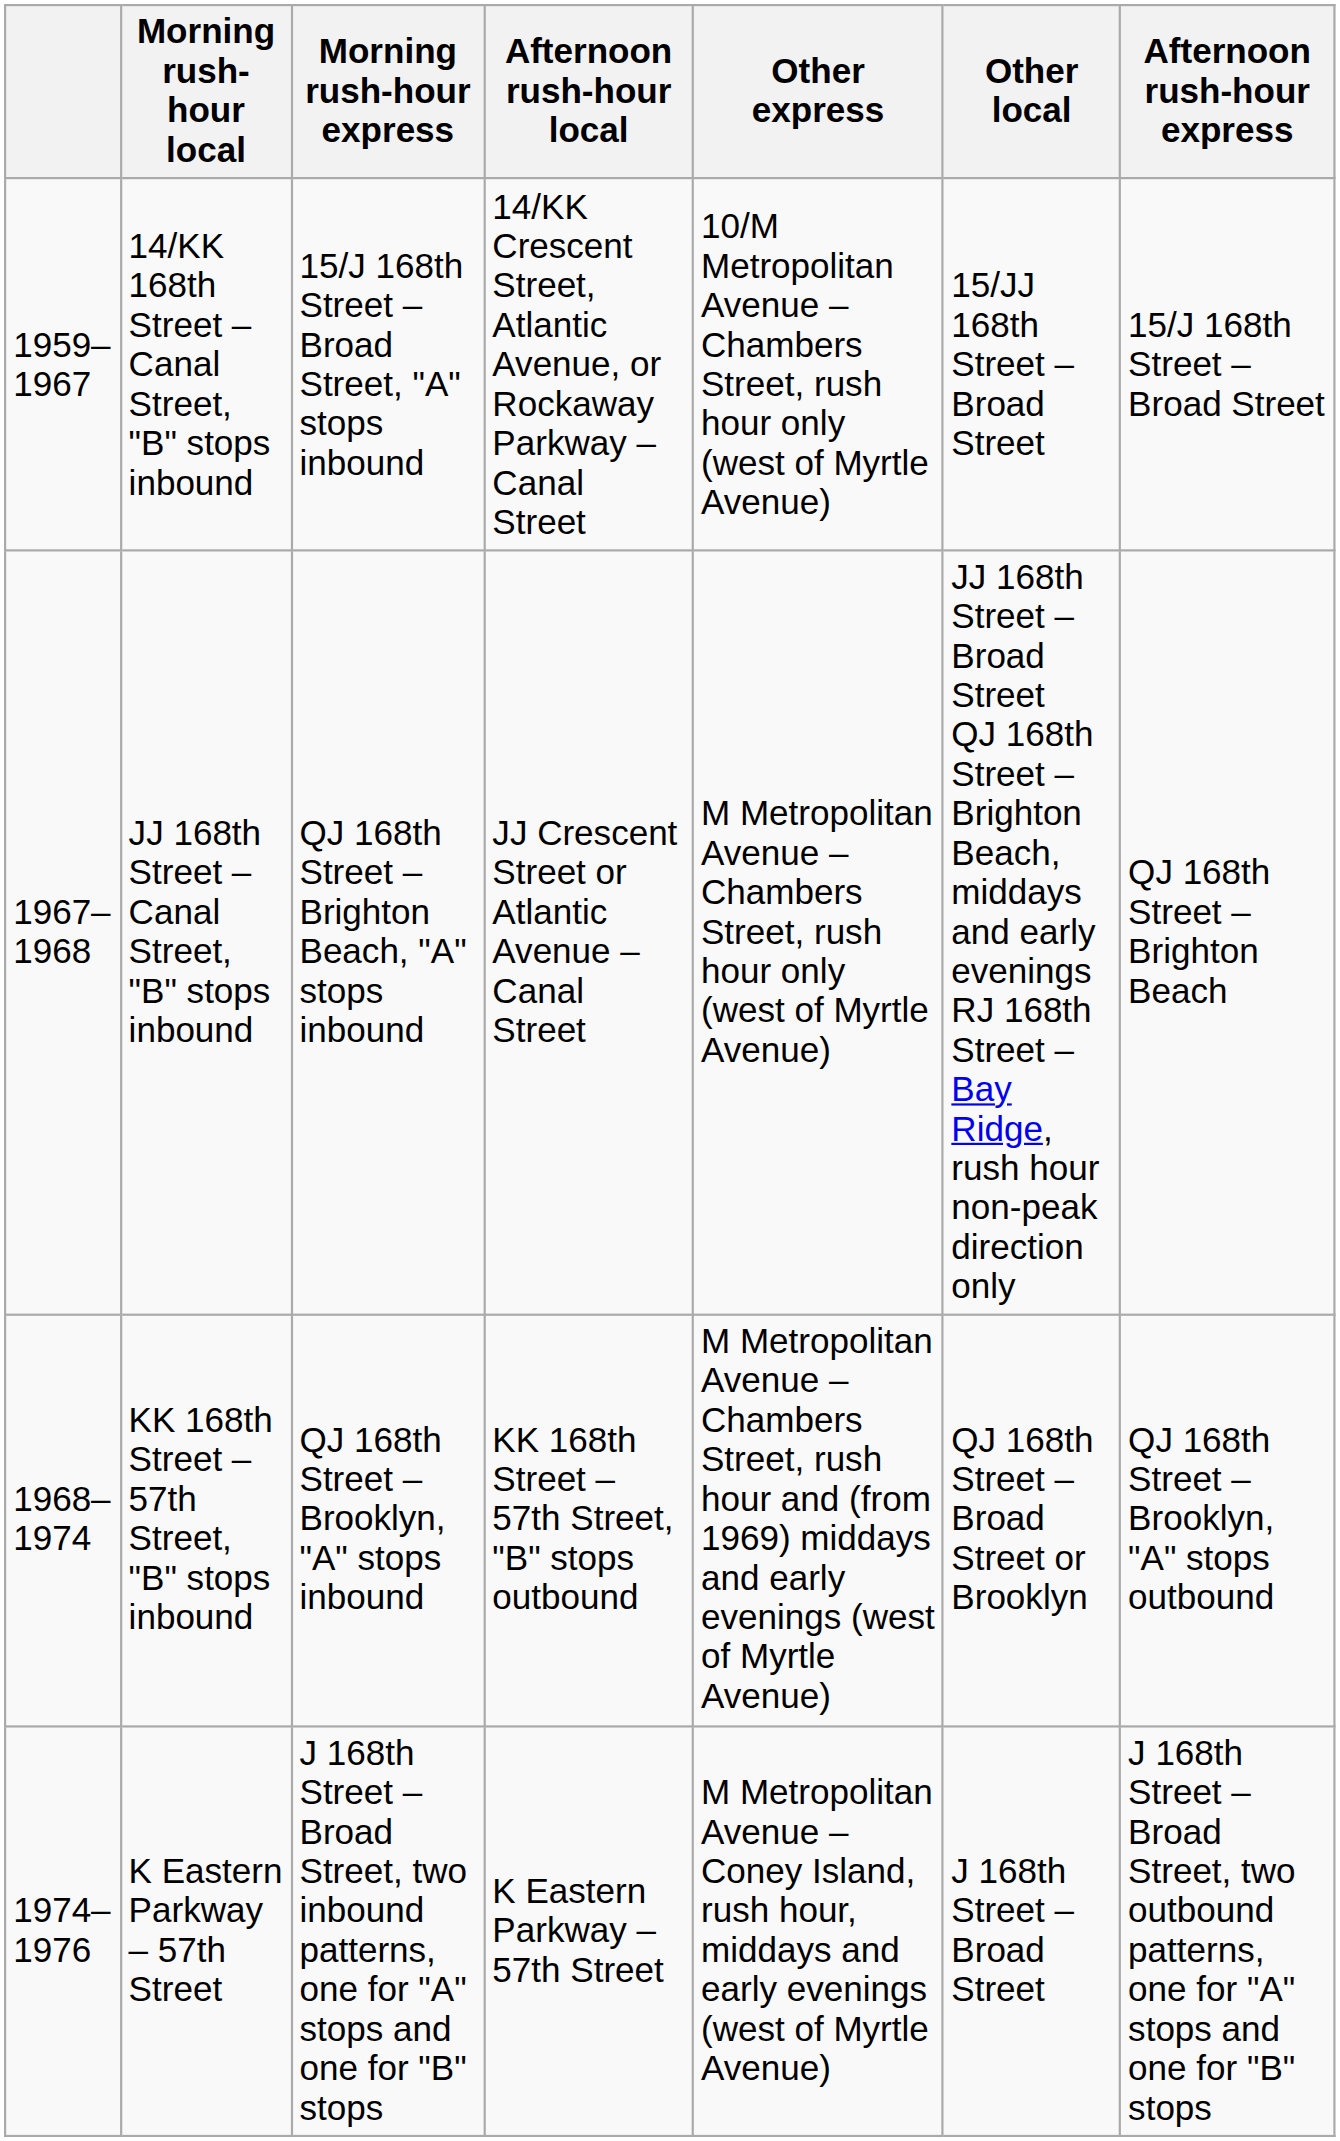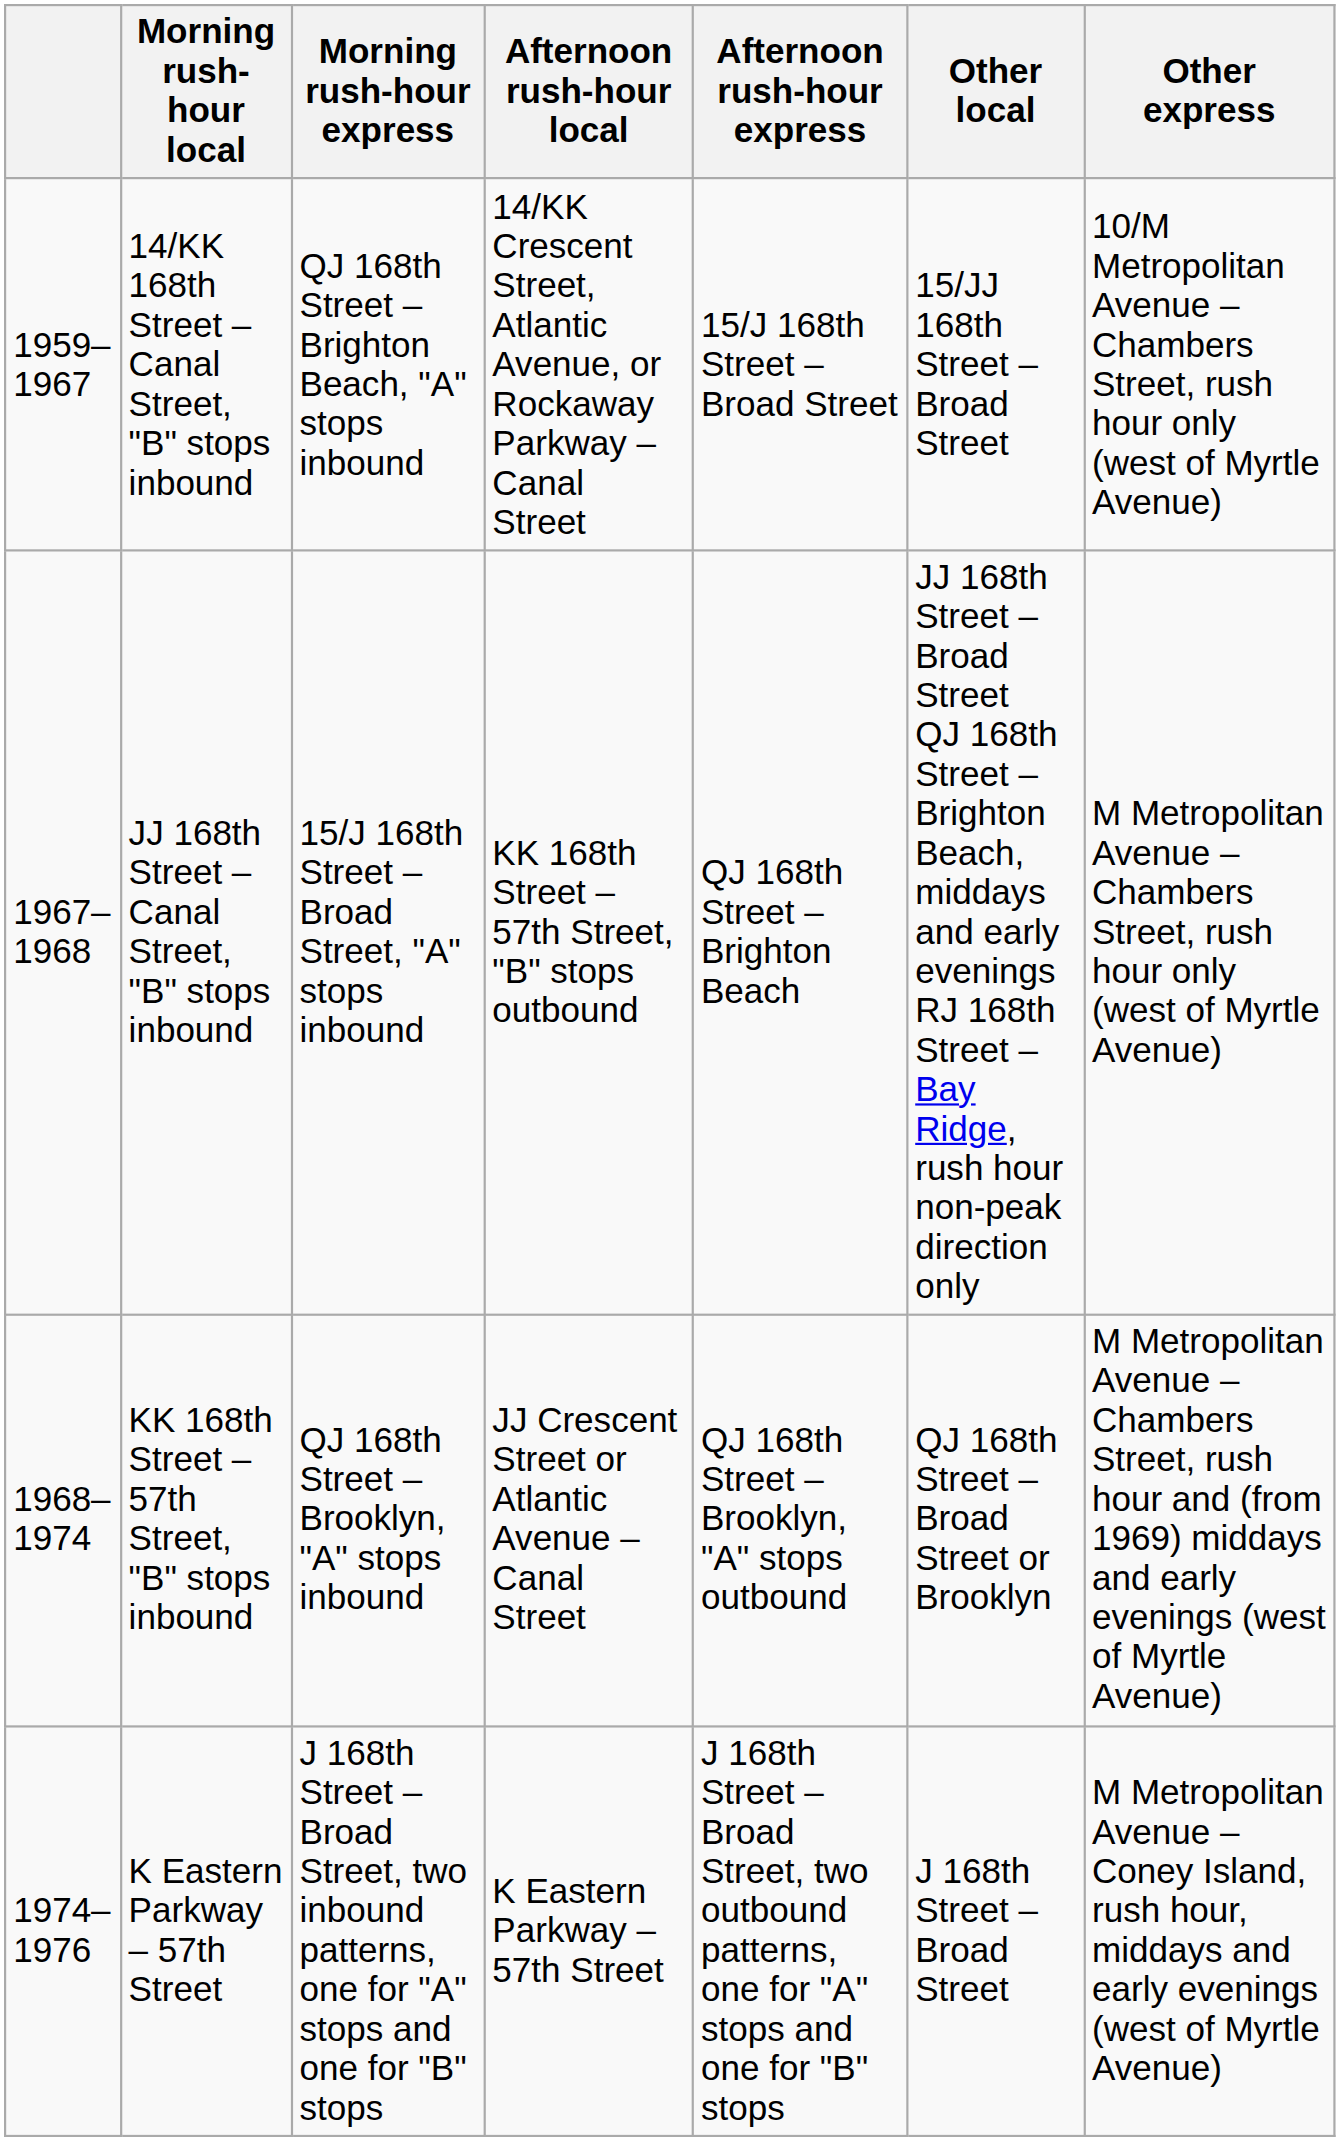columns swapped: (1227, 91) <-> (818, 91)
(381, 363) 15/J 168th Street – Broad Street, "A" stops inbound -> (383, 363) QJ 168th Street – Brighton Beach, "A" stops inbound
(383, 931) QJ 168th Street – Brighton Beach, "A" stops inbound -> (381, 931) 15/J 168th Street – Broad Street, "A" stops inbound
(585, 931) JJ Crescent Street or Atlantic Avenue – Canal Street -> (583, 931) KK 168th Street – 57th Street, "B" stops outbound
(583, 1519) KK 168th Street – 57th Street, "B" stops outbound -> (585, 1519) JJ Crescent Street or Atlantic Avenue – Canal Street
